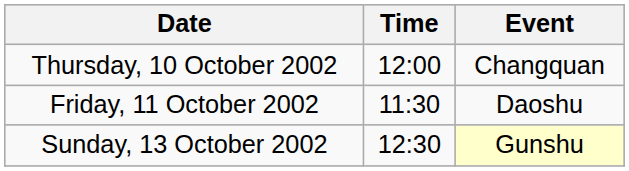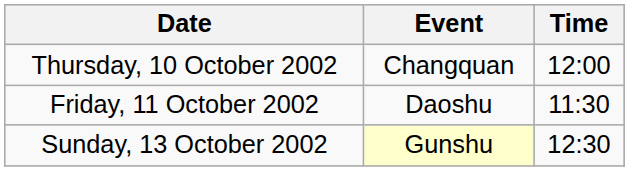columns swapped: (409, 24) <-> (540, 24)
